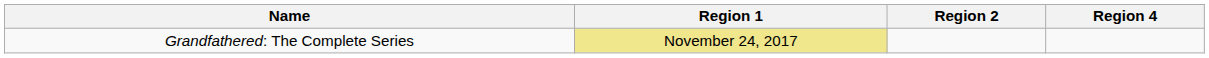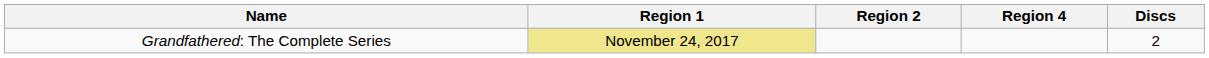+ column: (1156, 16)
